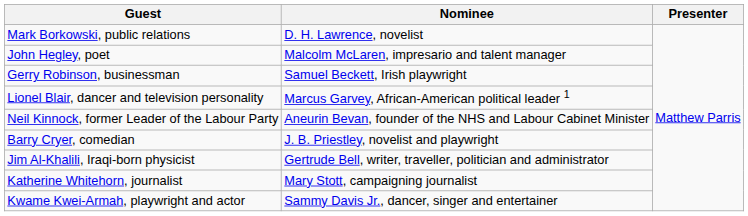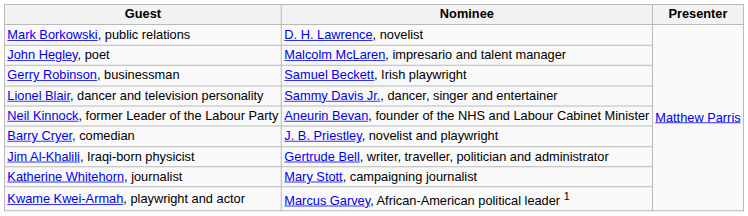(427, 97) Marcus Garvey, African-American political leader 1 -> (421, 95) Sammy Davis Jr., dancer, singer and entertainer
(421, 200) Sammy Davis Jr., dancer, singer and entertainer -> (427, 199) Marcus Garvey, African-American political leader 1
